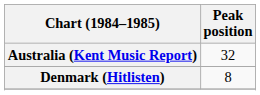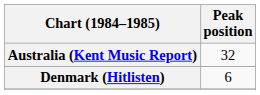(228, 77) 8 -> (228, 77) 6
